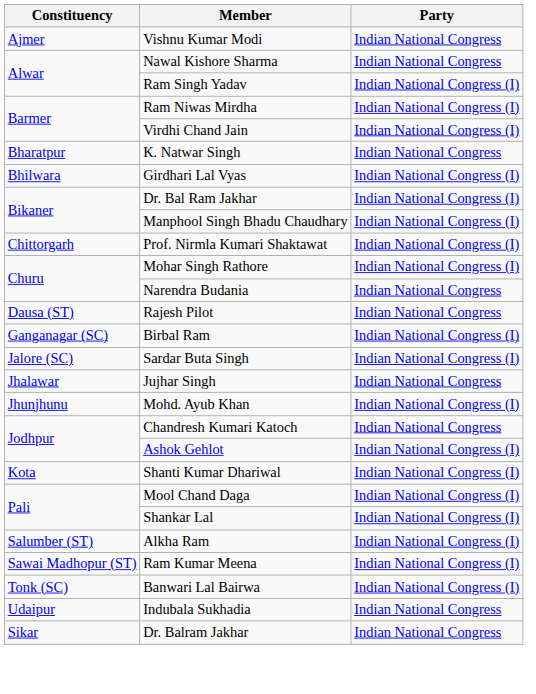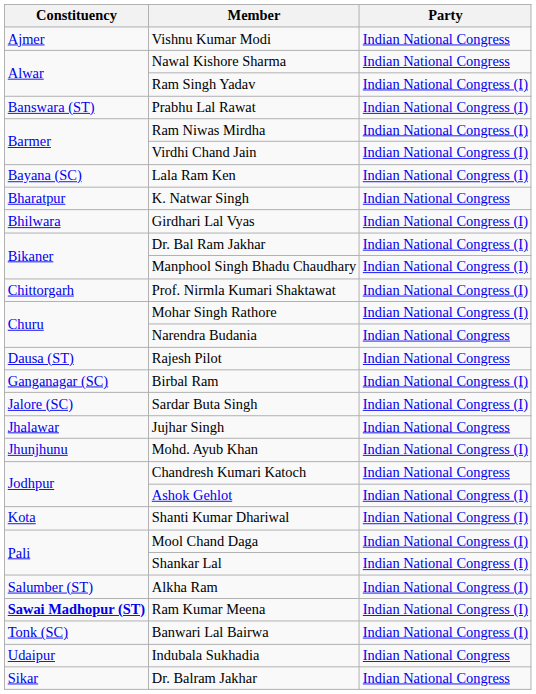+ row: (204, 107)
+ row: (194, 175)
(72, 564) normal -> (76, 609) bold
